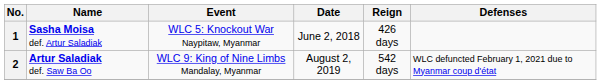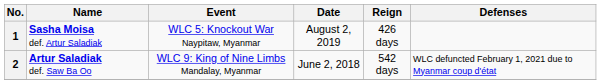(329, 36) June 2, 2018 -> (329, 36) August 2, 2019
(329, 65) August 2, 2019 -> (329, 65) June 2, 2018
